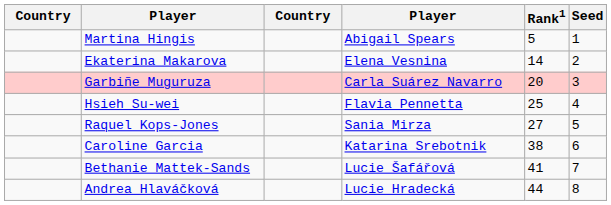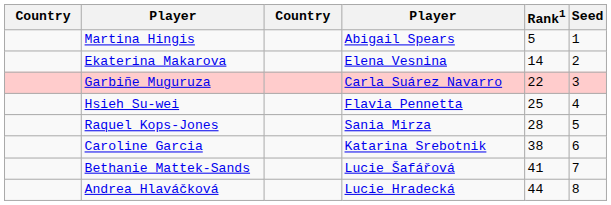(535, 83) 20 -> (535, 83) 22
(535, 126) 27 -> (535, 126) 28
